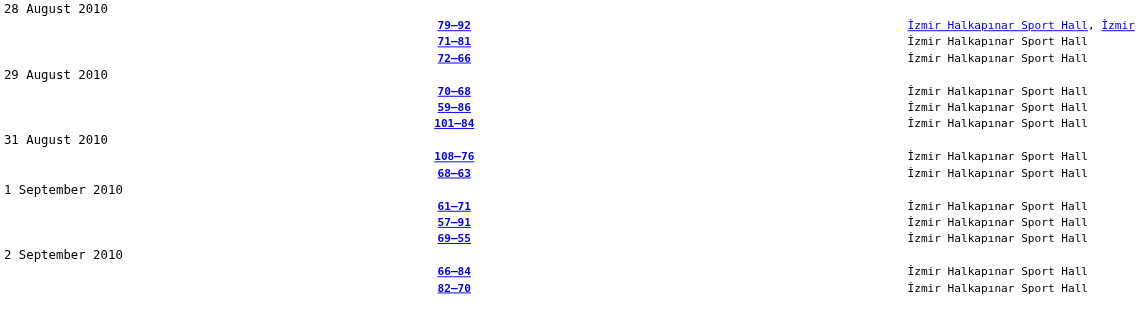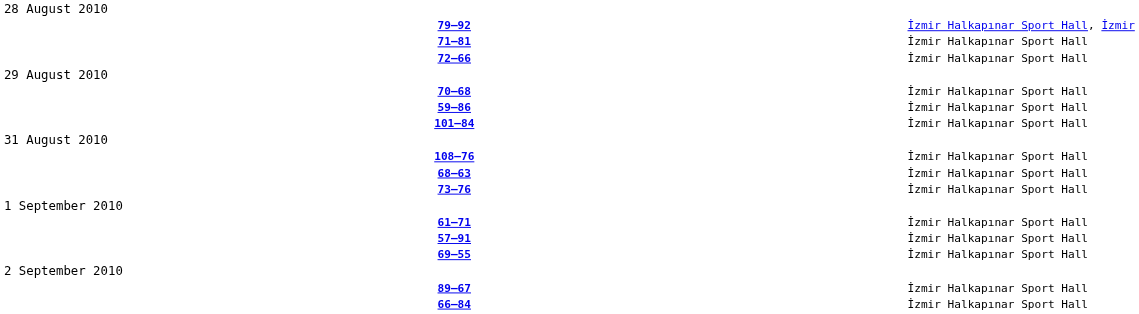+ row: (190, 189)
+ row: (190, 288)
- row: (190, 288)
